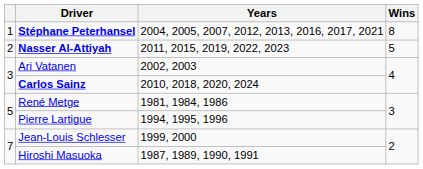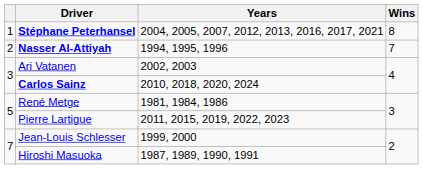(215, 48) 2011, 2015, 2019, 2022, 2023 -> (184, 48) 1994, 1995, 1996
(392, 48) 5 -> (392, 48) 7
(184, 119) 1994, 1995, 1996 -> (215, 119) 2011, 2015, 2019, 2022, 2023
